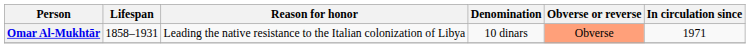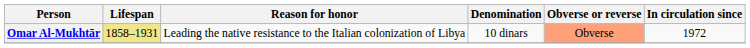(132, 33) no background -> (132, 33) khaki background
(694, 33) 1971 -> (694, 33) 1972
